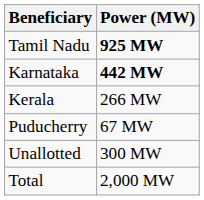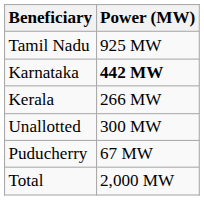(132, 45) bold -> (131, 45) normal
rows swapped: (48, 126) <-> (45, 153)
